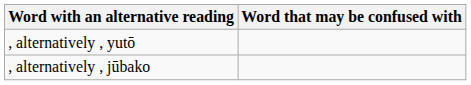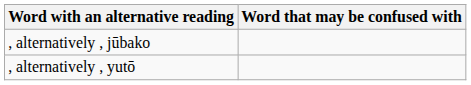rows swapped: (79, 67) <-> (72, 42)
